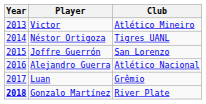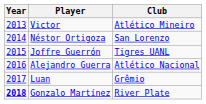(142, 38) Tigres UANL -> (142, 38) San Lorenzo
(142, 52) San Lorenzo -> (142, 52) Tigres UANL
